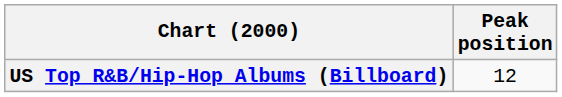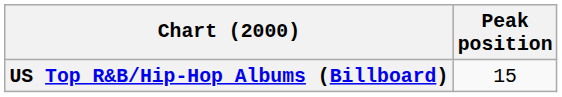(505, 76) 12 -> (505, 76) 15
